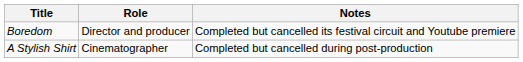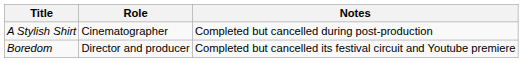rows swapped: (42, 48) <-> (30, 31)
